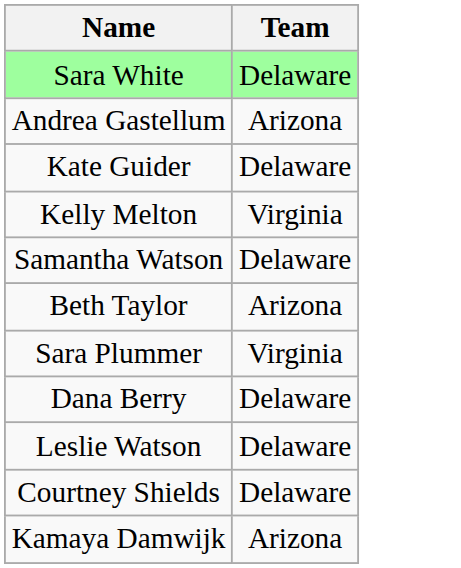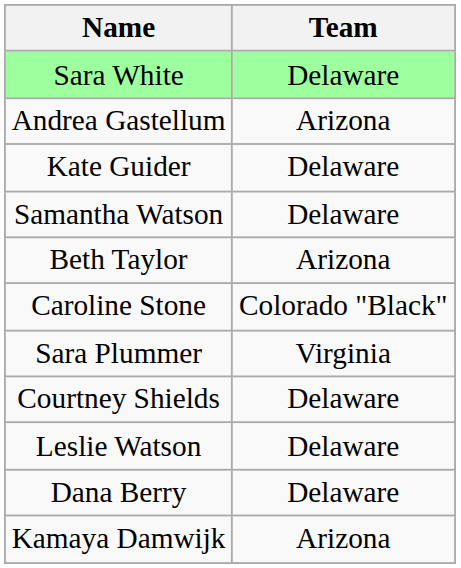- row: (119, 213)
+ row: (119, 306)
rows swapped: (119, 399) <-> (119, 492)
